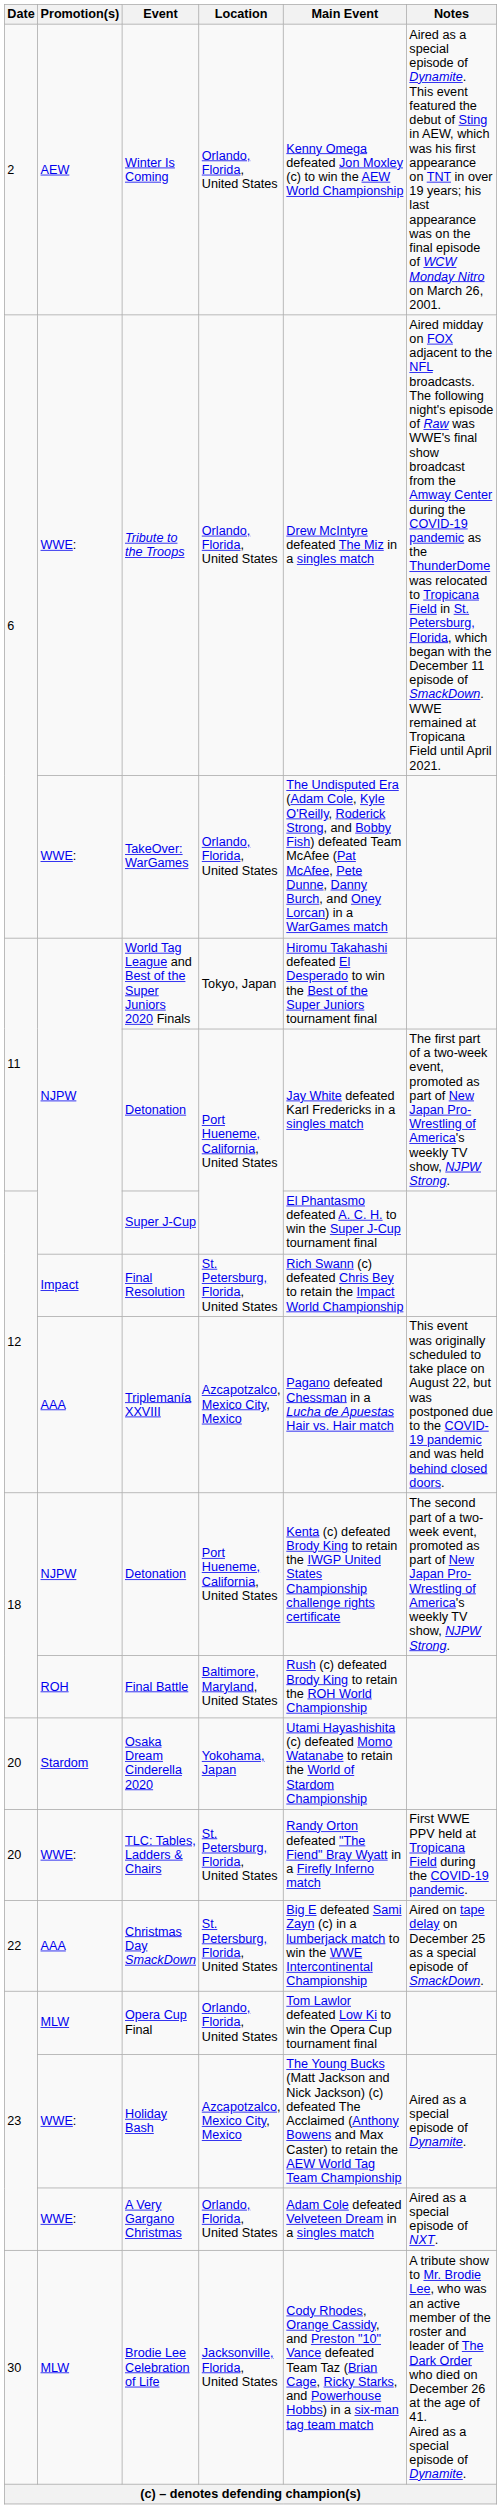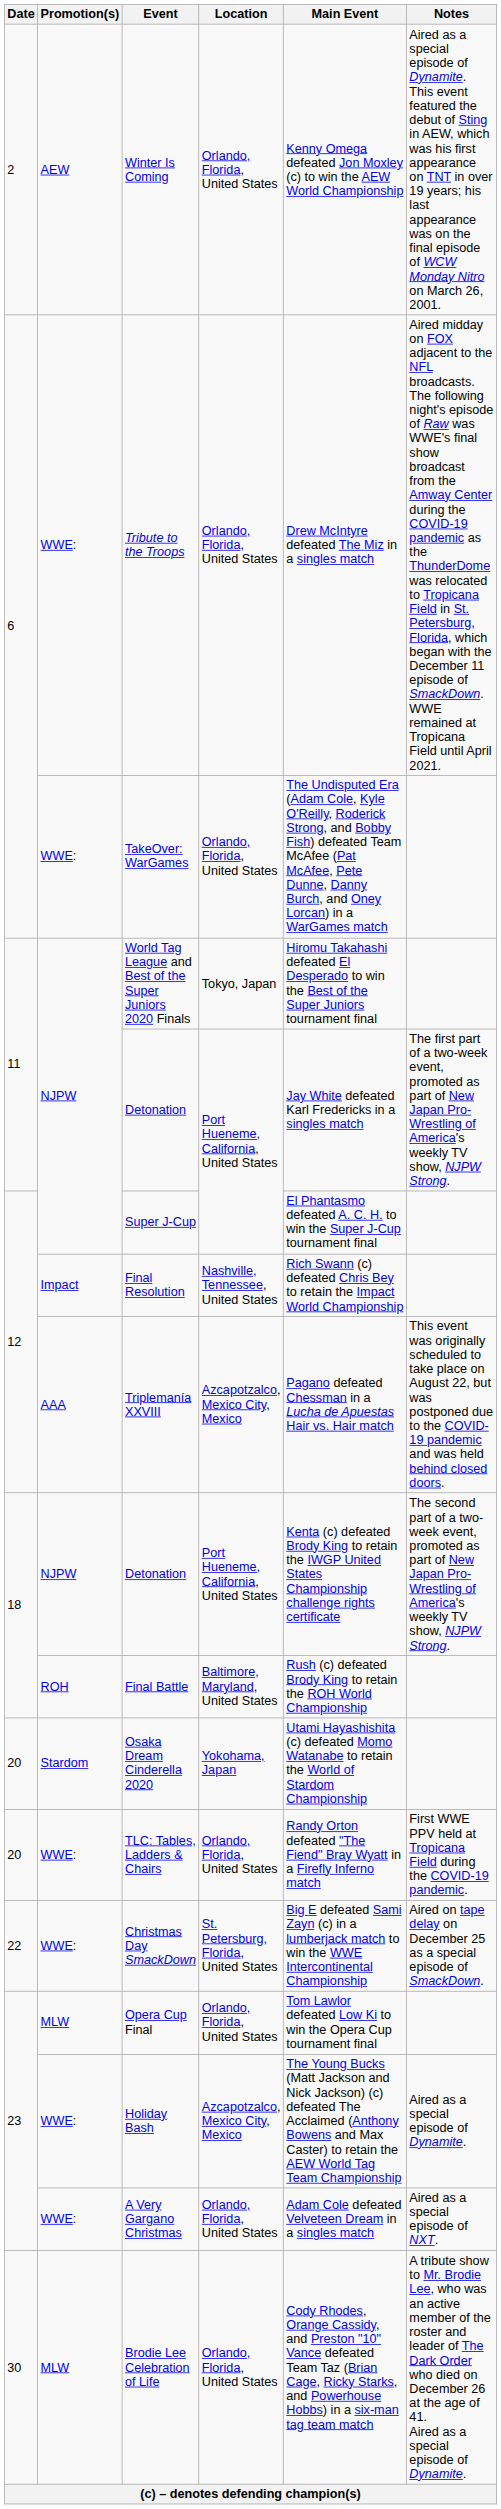(240, 1285) St. Petersburg, Florida, United States -> (240, 1285) Nashville, Tennessee, United States
(240, 1854) St. Petersburg, Florida, United States -> (240, 1854) Orlando, Florida, United States
(53, 1945) AAA -> (58, 1945) WWE:
(240, 2367) Jacksonville, Florida, United States -> (240, 2367) Orlando, Florida, United States
